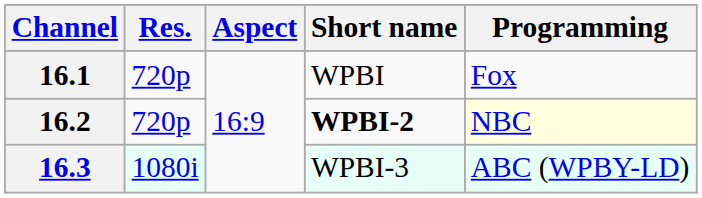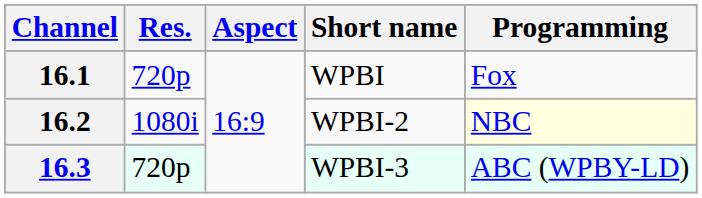(161, 121) 720p -> (165, 121) 1080i
(362, 121) bold -> (360, 121) normal
(165, 167) 1080i -> (161, 167) 720p
